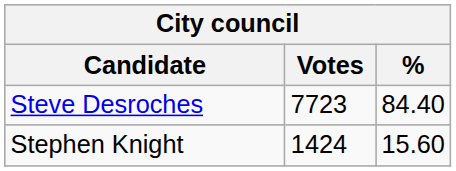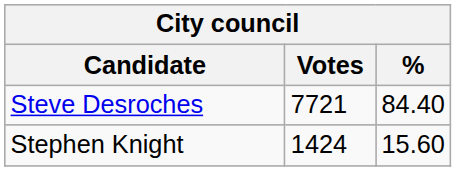(319, 104) 7723 -> (319, 104) 7721
